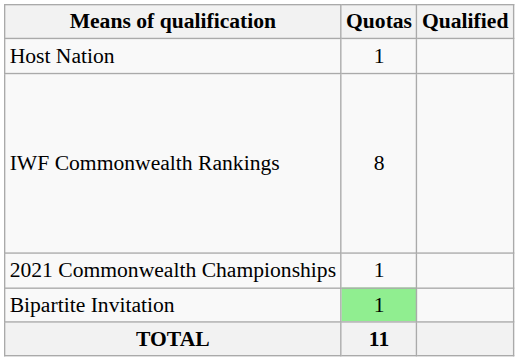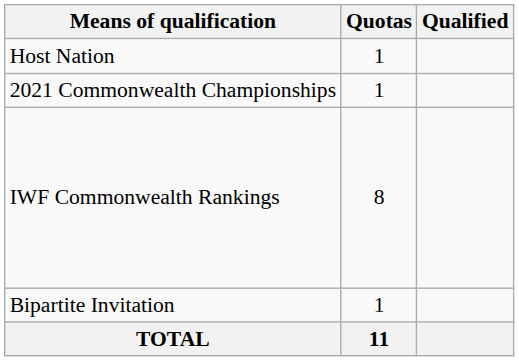rows swapped: (173, 270) <-> (145, 163)
(379, 304) lightgreen background -> (379, 304) no background
